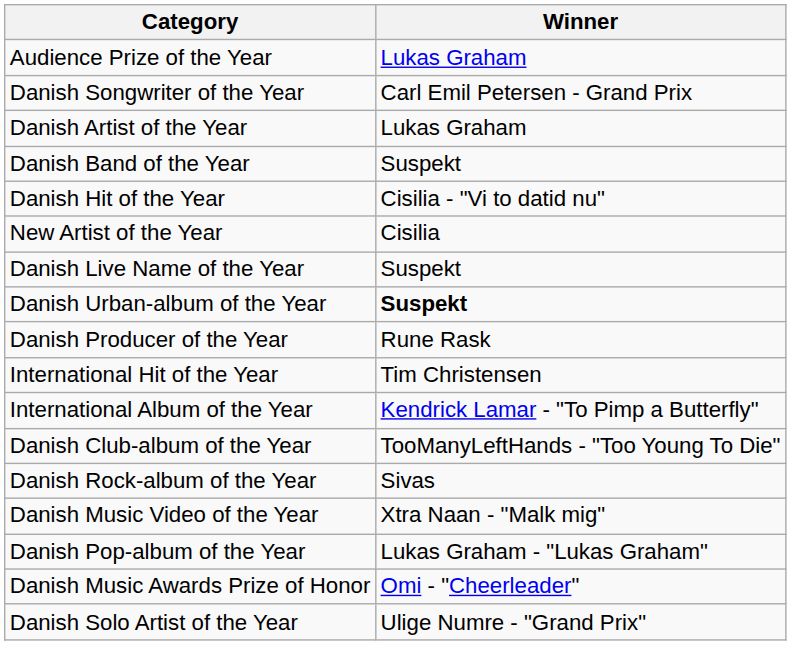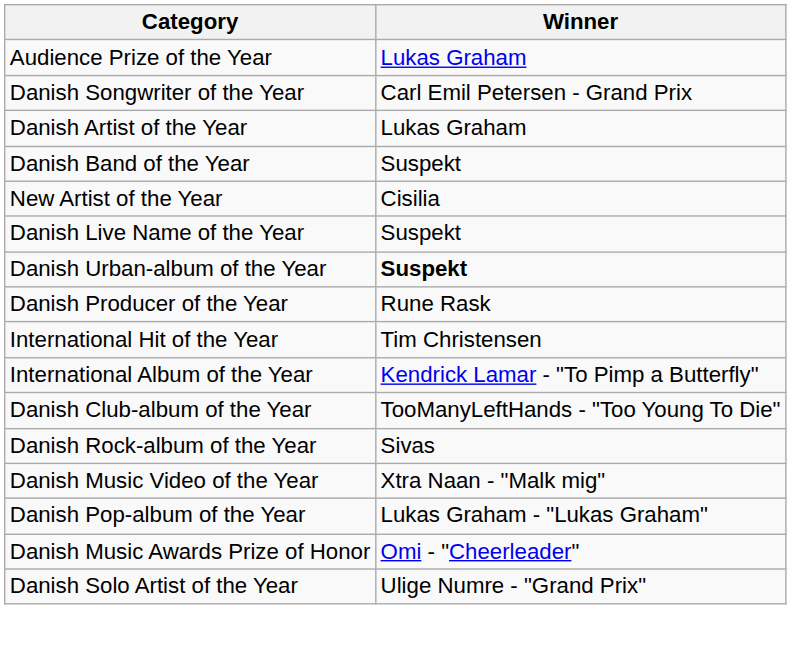- row: (117, 198)
